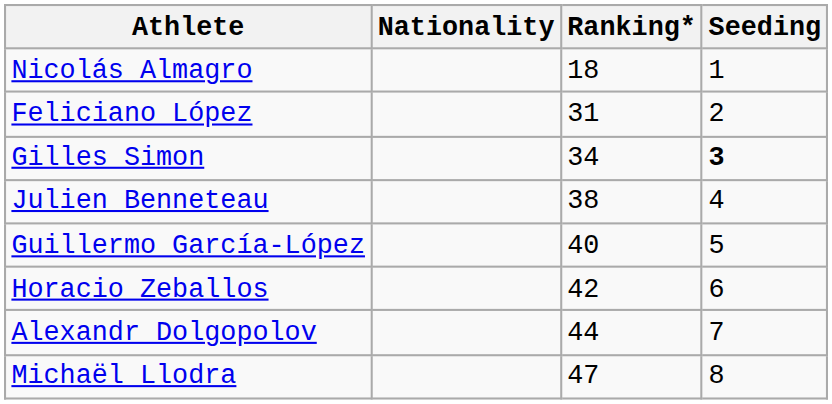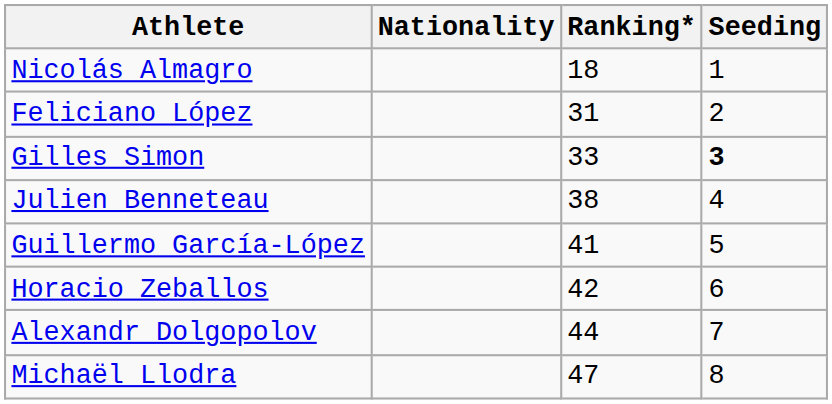(583, 158) 34 -> (583, 158) 33
(583, 245) 40 -> (583, 245) 41
